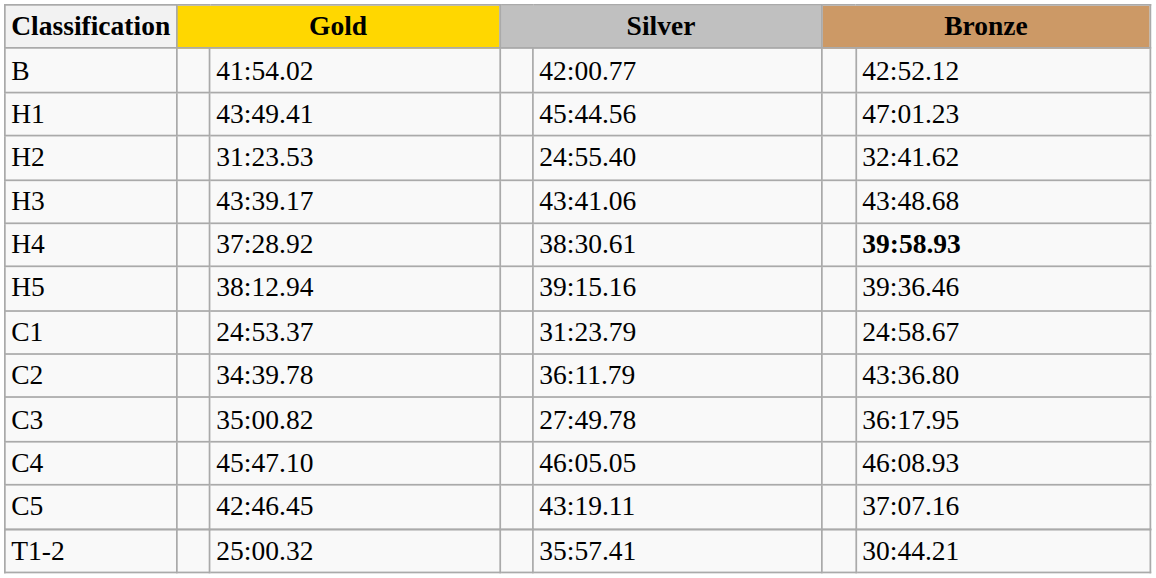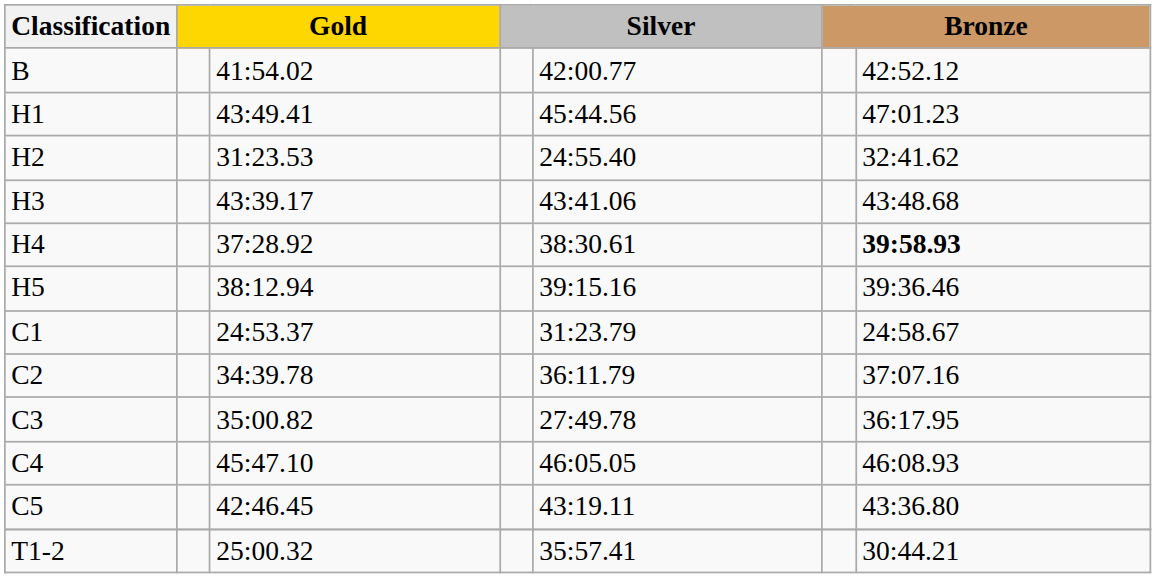(911, 375) 43:36.80 -> (911, 375) 37:07.16
(911, 506) 37:07.16 -> (911, 506) 43:36.80
